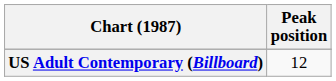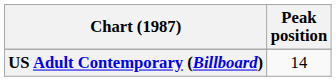(299, 62) 12 -> (299, 62) 14
